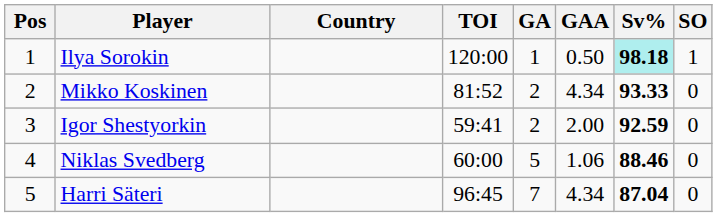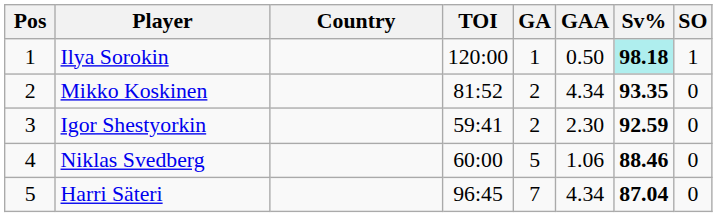(644, 90) 93.33 -> (644, 90) 93.35
(585, 125) 2.00 -> (585, 125) 2.30
